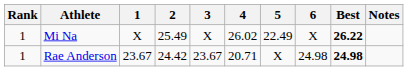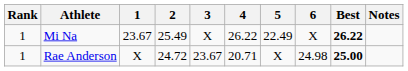(137, 35) X -> (137, 35) 23.67
(243, 35) 26.02 -> (243, 35) 26.22
(137, 55) 23.67 -> (137, 55) X
(172, 55) 24.42 -> (172, 55) 24.72
(348, 55) 24.98 -> (348, 55) 25.00
